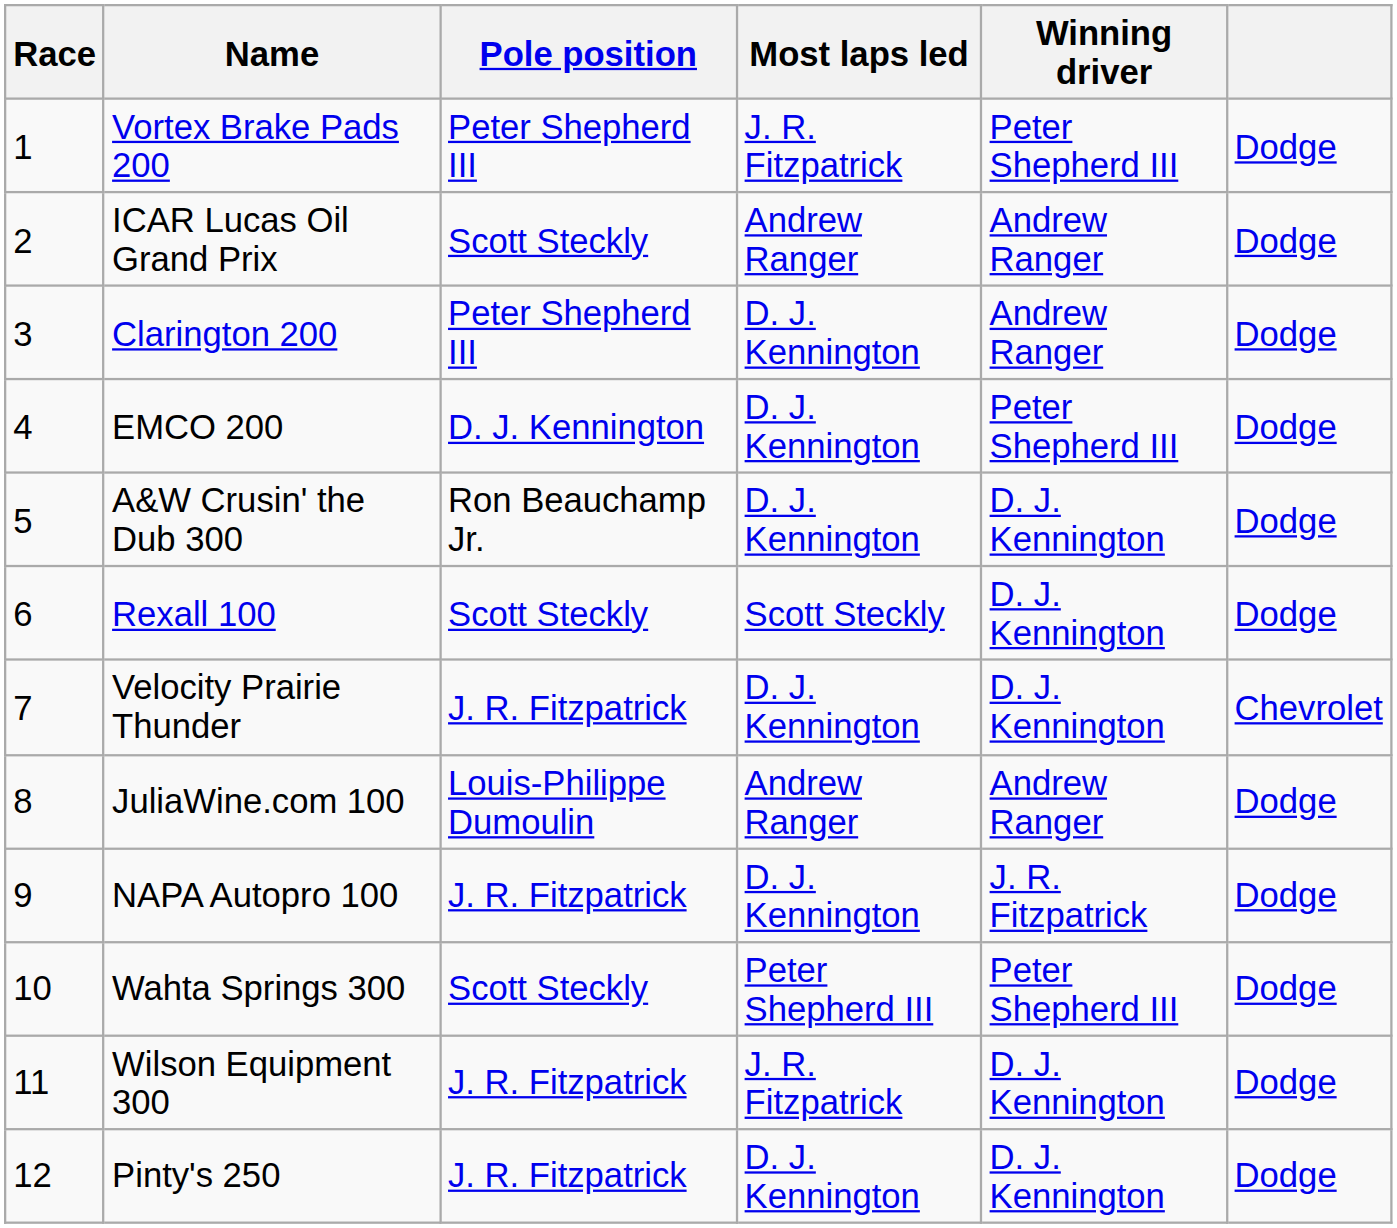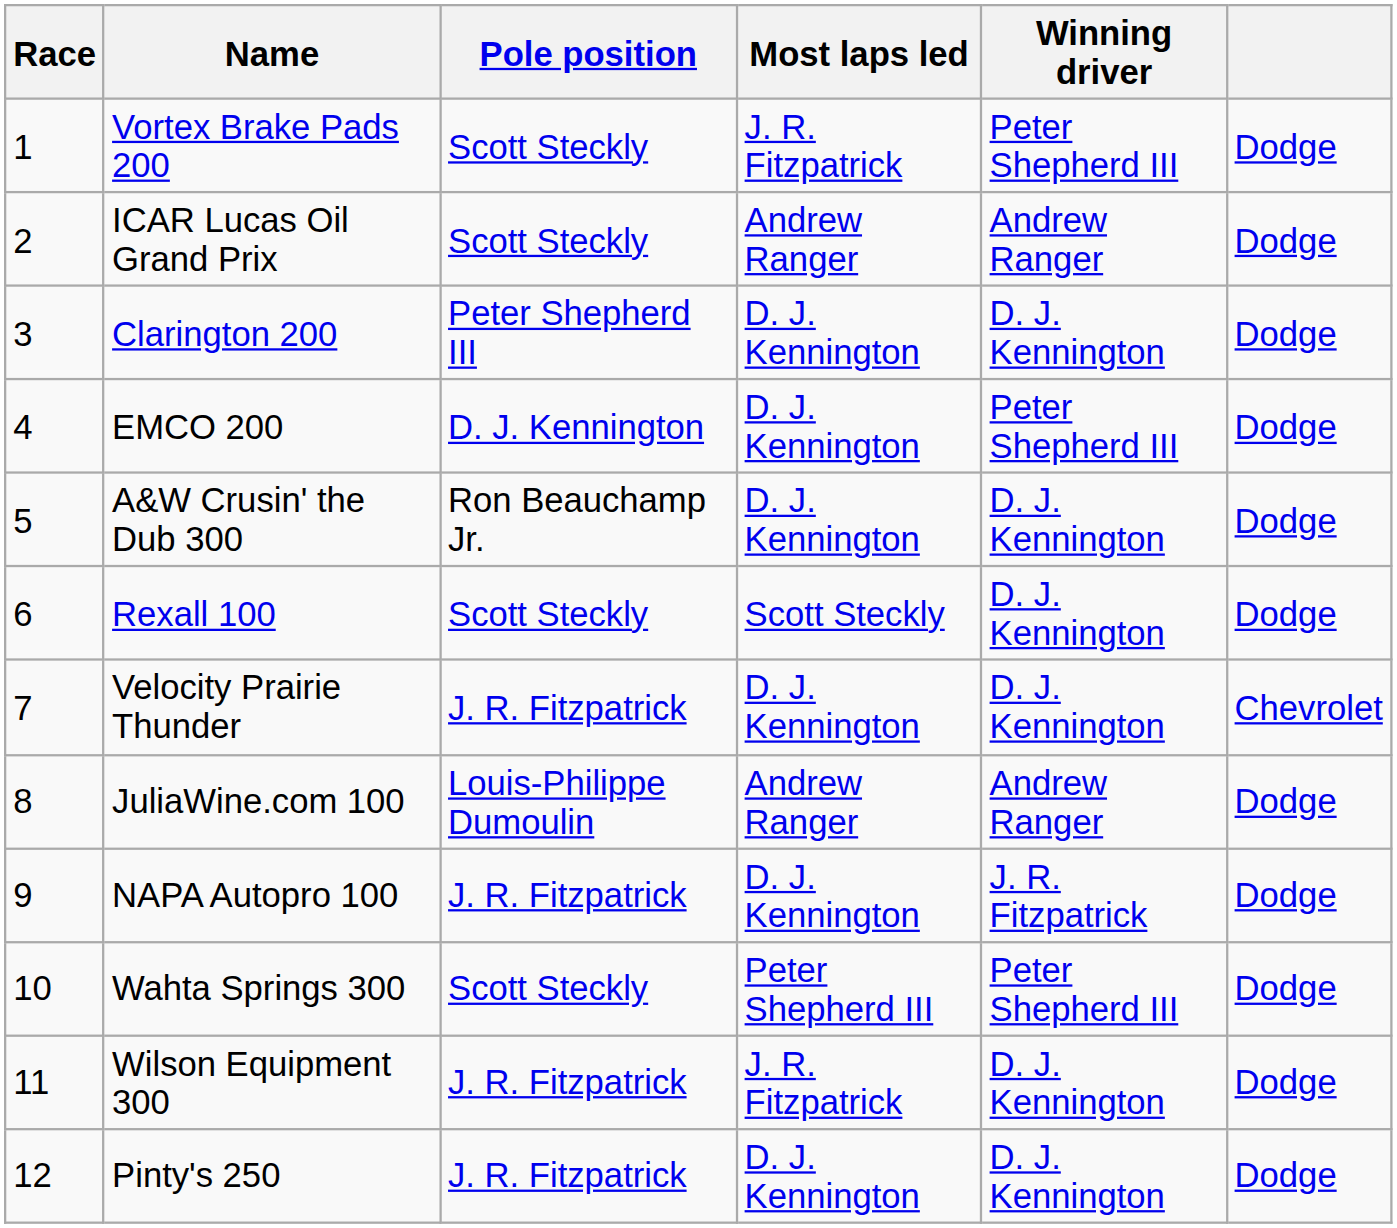(569, 146) Peter Shepherd III -> (548, 146) Scott Steckly
(1048, 333) Andrew Ranger -> (1077, 333) D. J. Kennington
